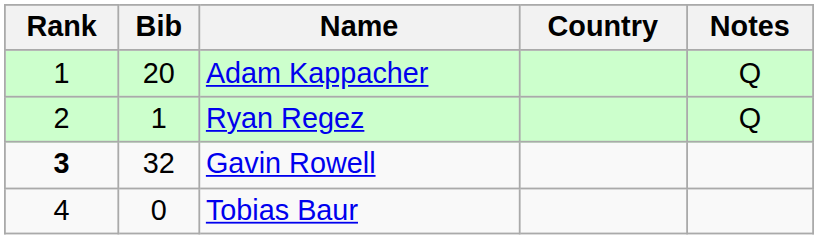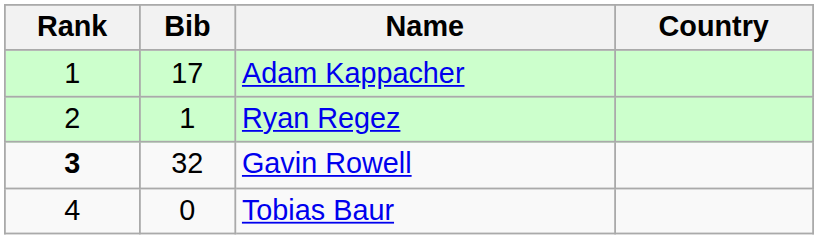- column: (750, 27)
(159, 73) 20 -> (187, 73) 17
